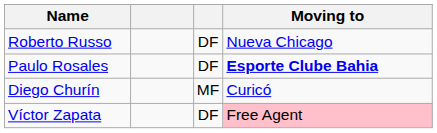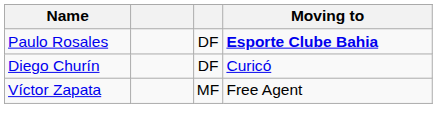- row: (60, 41)
(208, 90) MF -> (208, 66) DF
(208, 115) DF -> (208, 90) MF
(264, 115) pink background -> (264, 90) no background
